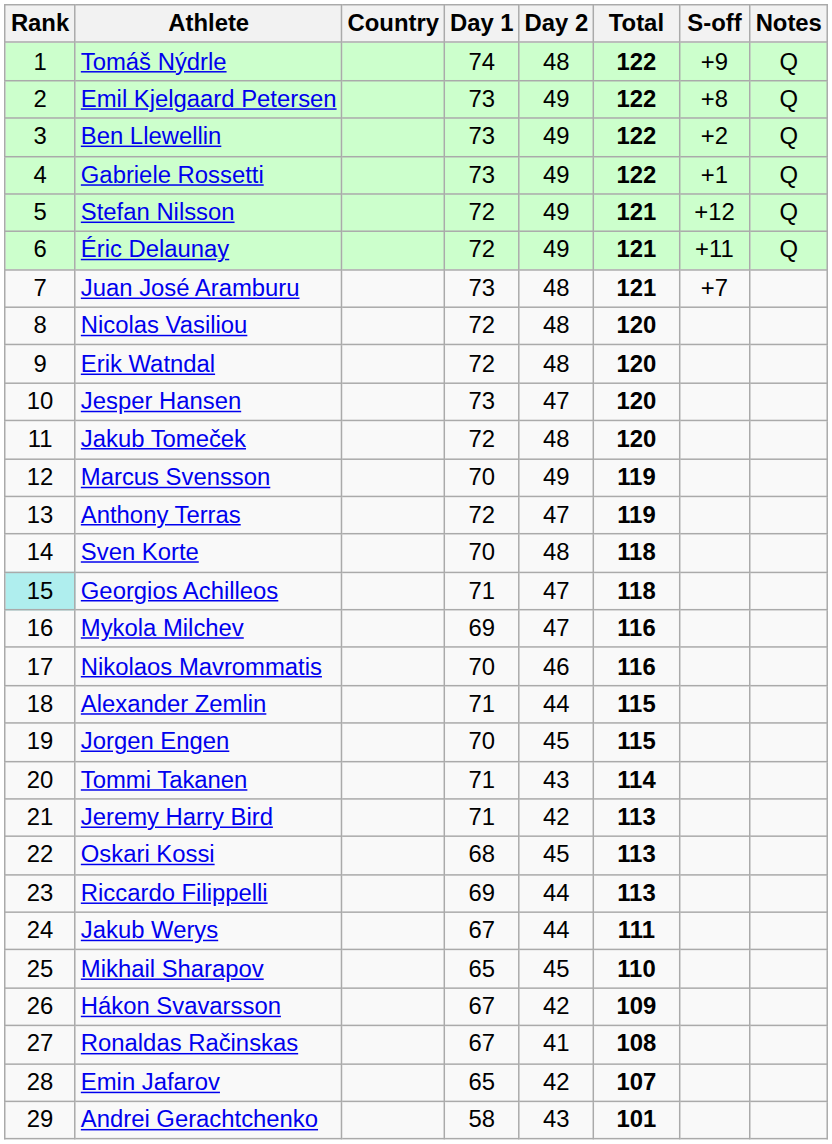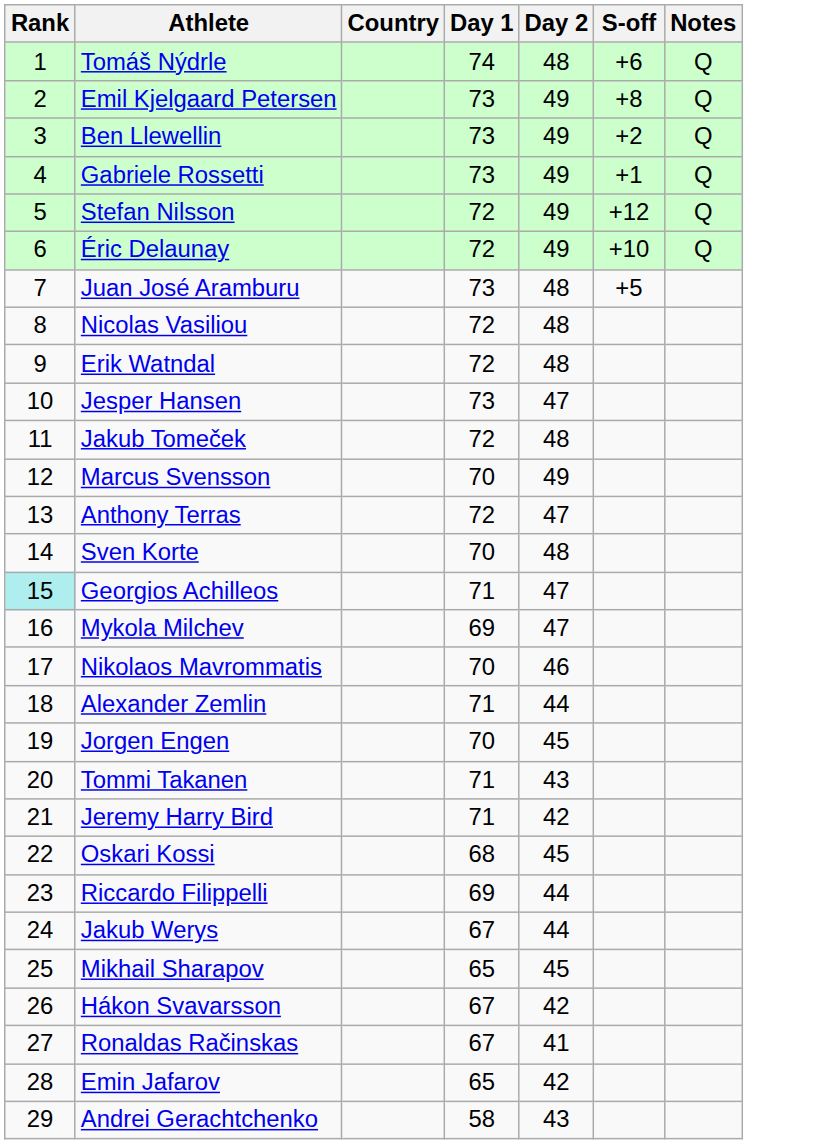- column: (636, 23)
(714, 61) +9 -> (629, 61) +6
(714, 250) +11 -> (629, 250) +10
(714, 288) +7 -> (629, 288) +5
